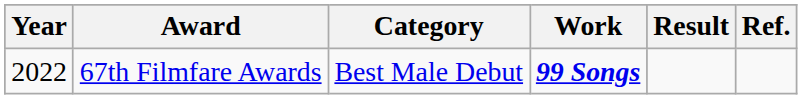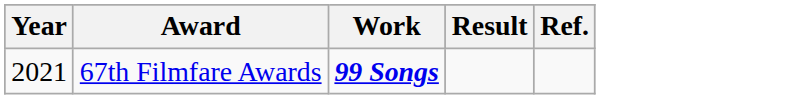- column: (429, 26)
(39, 70) 2022 -> (39, 70) 2021
